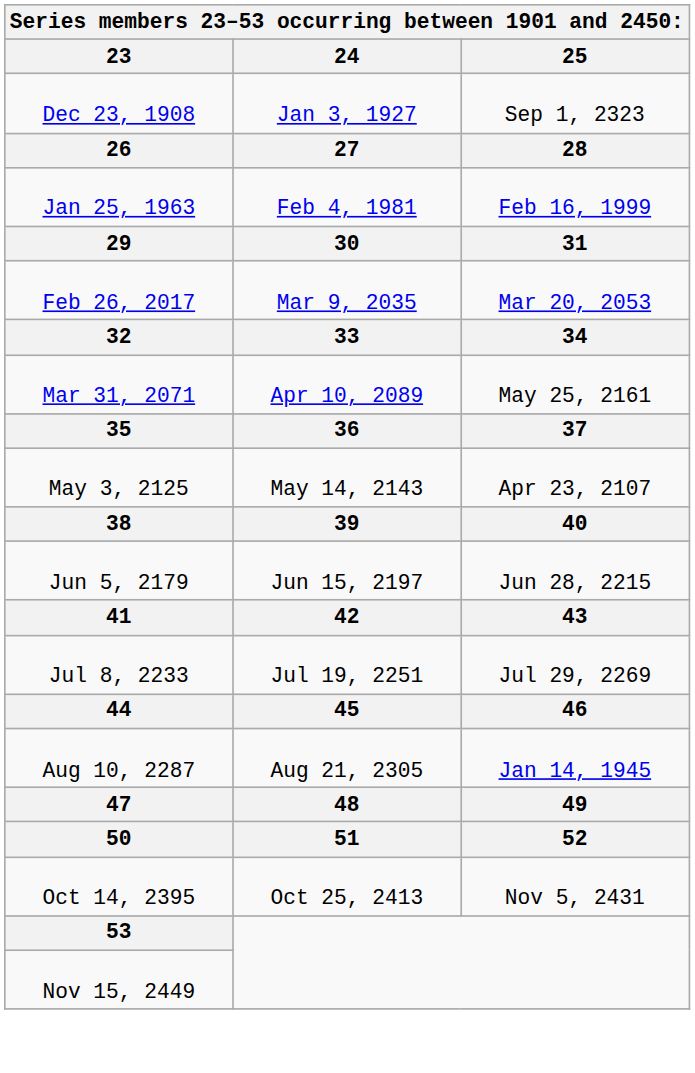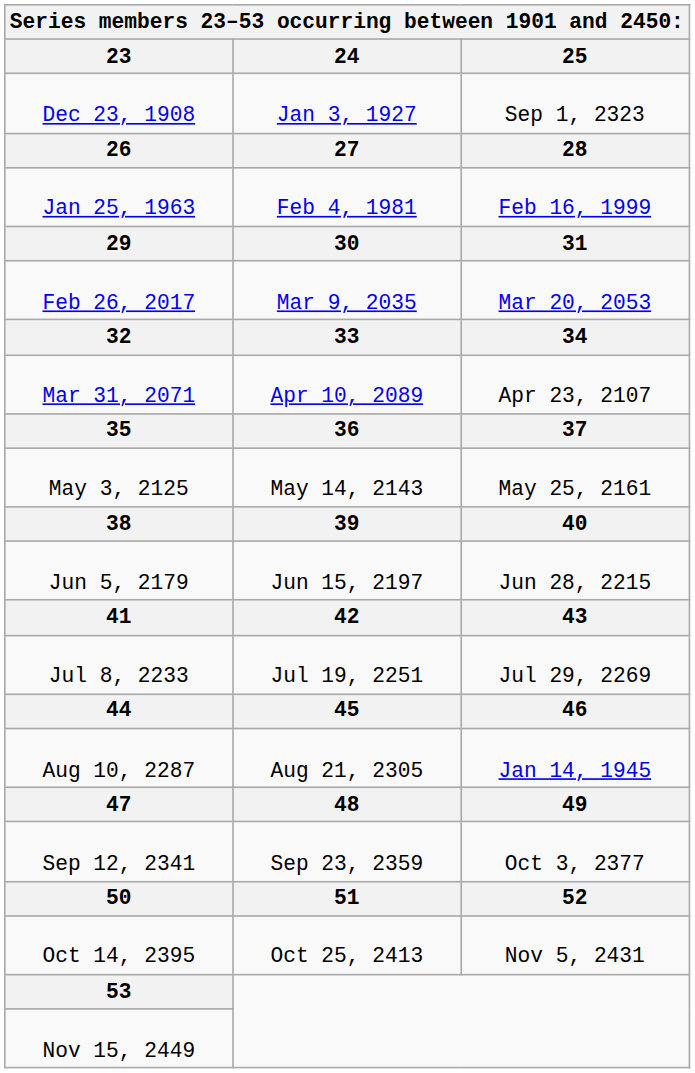(575, 396) May 25, 2161 -> (575, 396) Apr 23, 2107
(575, 490) Apr 23, 2107 -> (575, 490) May 25, 2161
+ row: (119, 864)
